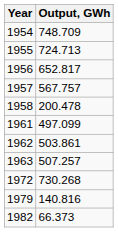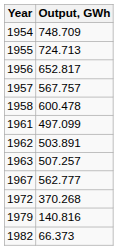(60, 106) 200.478 -> (60, 106) 600.478
(60, 143) 503.861 -> (60, 143) 503.891
+ row: (20, 180)
(60, 180) 730.268 -> (60, 198) 370.268
